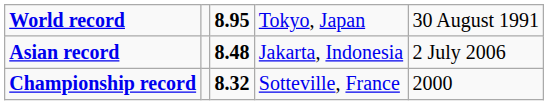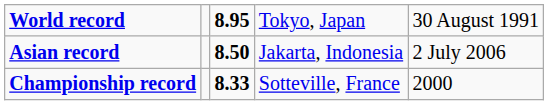(232, 52) 8.48 -> (232, 52) 8.50
(232, 83) 8.32 -> (232, 83) 8.33
